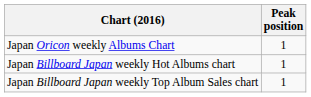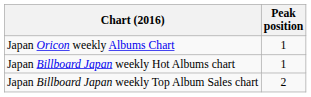(283, 82) 1 -> (283, 82) 2
